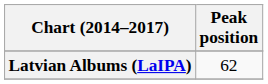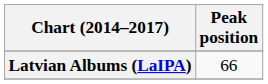(229, 65) 62 -> (229, 65) 66
